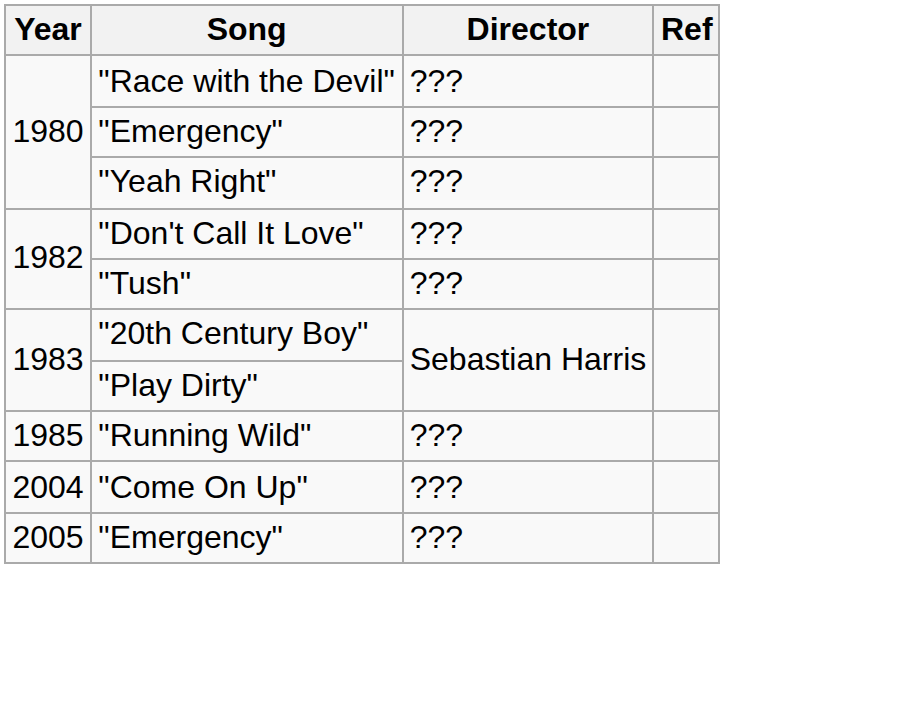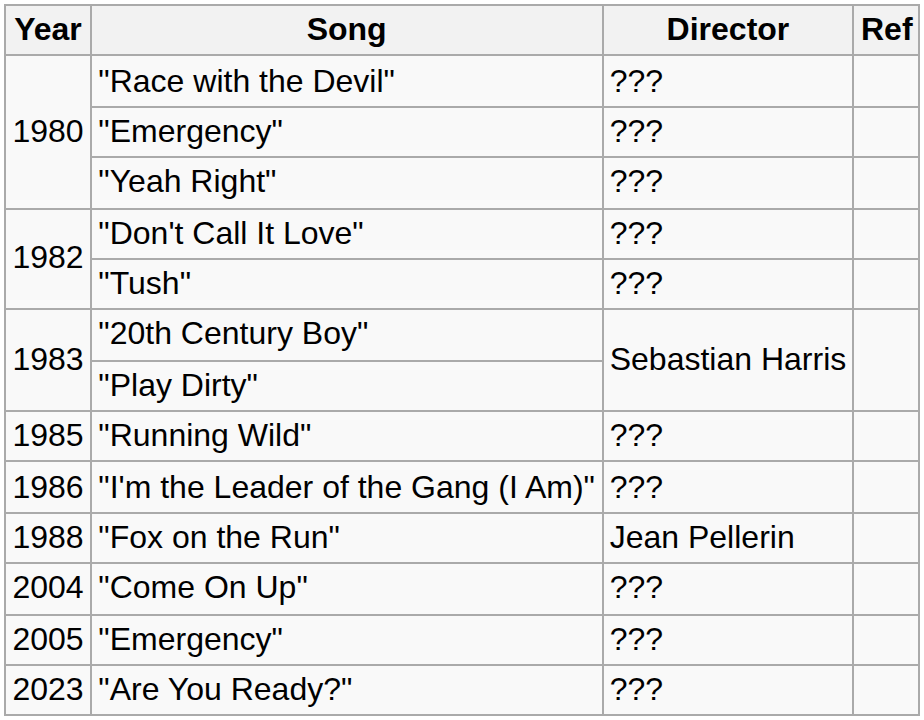+ row: (48, 486)
+ row: (48, 537)
+ row: (48, 689)
